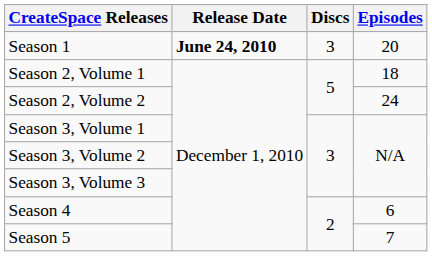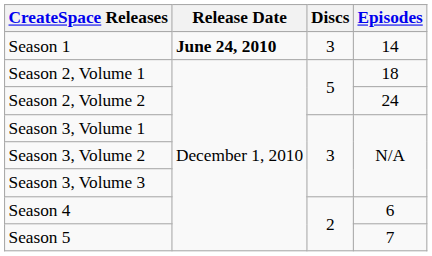(390, 45) 20 -> (390, 45) 14
